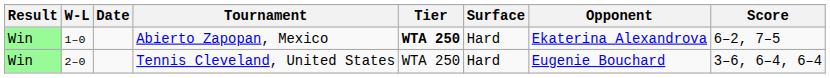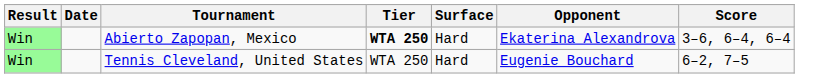- column: (77, 16)
(747, 39) 6–2, 7–5 -> (736, 39) 3–6, 6–4, 6–4
(768, 61) 3–6, 6–4, 6–4 -> (715, 61) 6–2, 7–5
